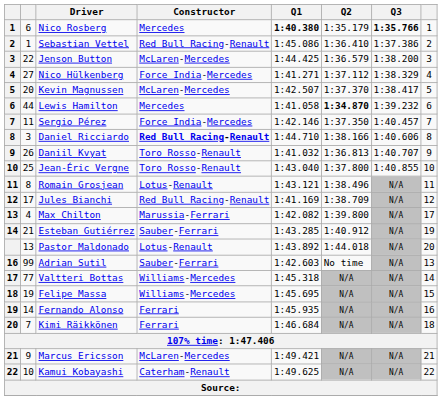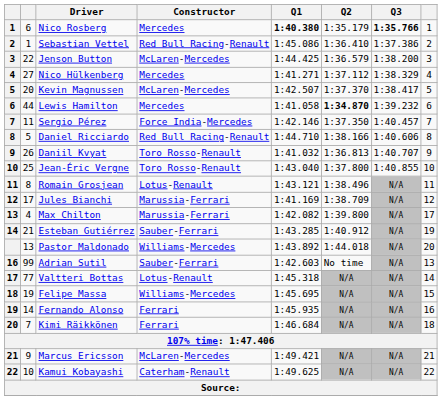(196, 75) Force India-Mercedes -> (162, 75) Mercedes
(28, 137) 3 -> (28, 137) 5
(204, 137) bold -> (204, 137) normal
(204, 200) Red Bull Racing-Renault -> (184, 200) Marussia-Ferrari
(176, 247) Lotus-Renault -> (187, 247) Williams-Mercedes
(187, 278) Williams-Mercedes -> (176, 278) Lotus-Renault
